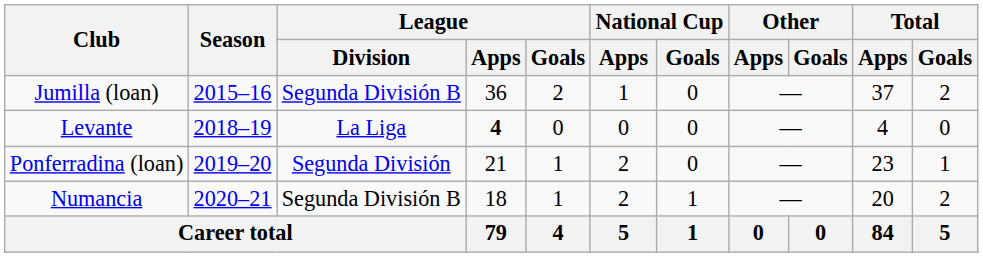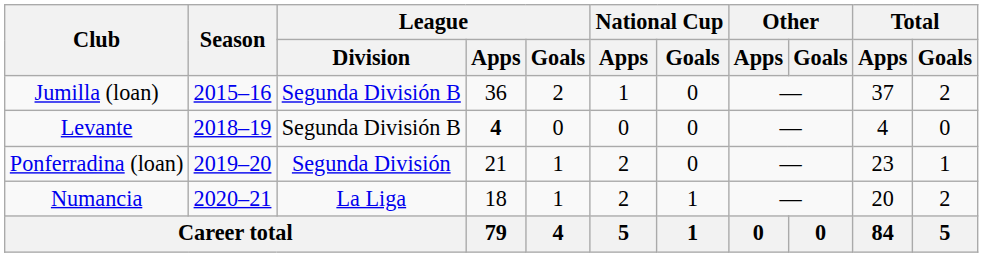(371, 127) La Liga -> (371, 127) Segunda División B
(371, 198) Segunda División B -> (371, 198) La Liga
